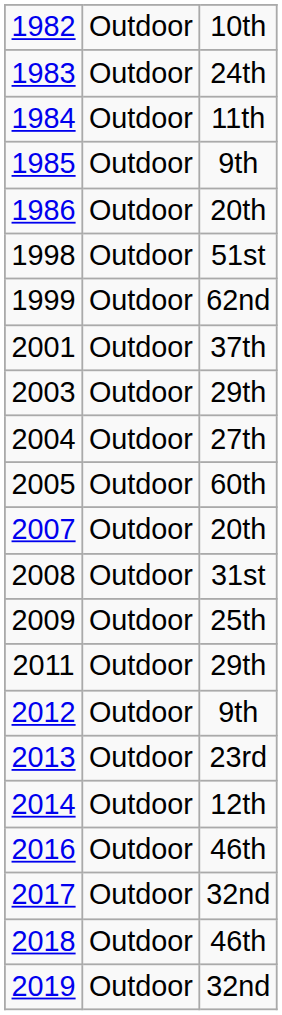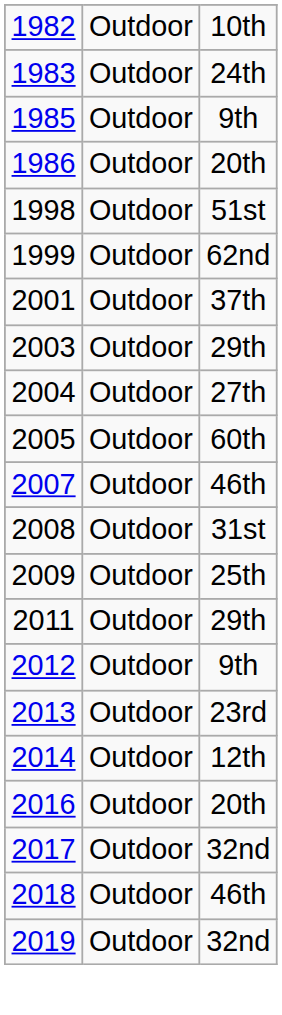- row: (44, 118)
(238, 529) 20th -> (238, 484) 46th
(238, 849) 46th -> (238, 803) 20th
